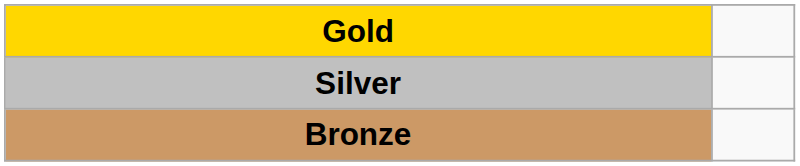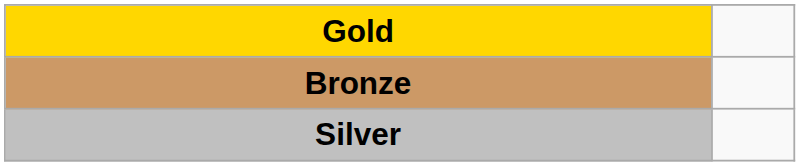rows swapped: (358, 82) <-> (358, 134)
